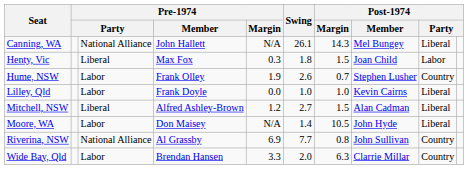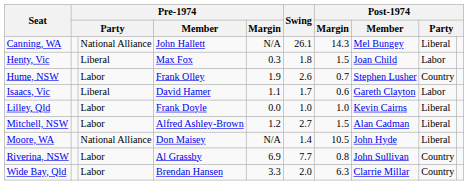+ row: (28, 92)
(95, 108) Liberal -> (93, 124) Labor
(93, 124) Labor -> (116, 140) National Alliance
(116, 140) National Alliance -> (93, 156) Labor
